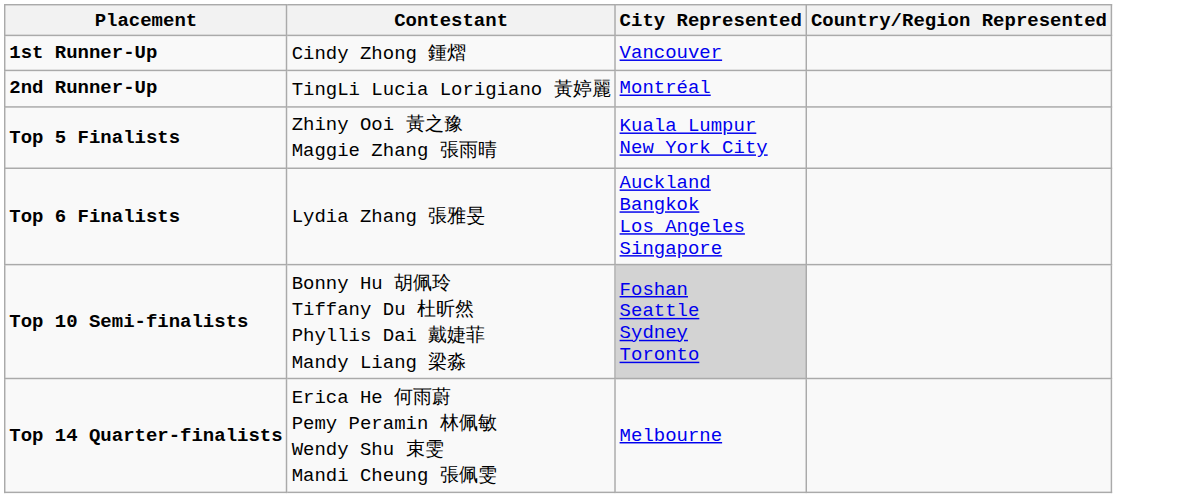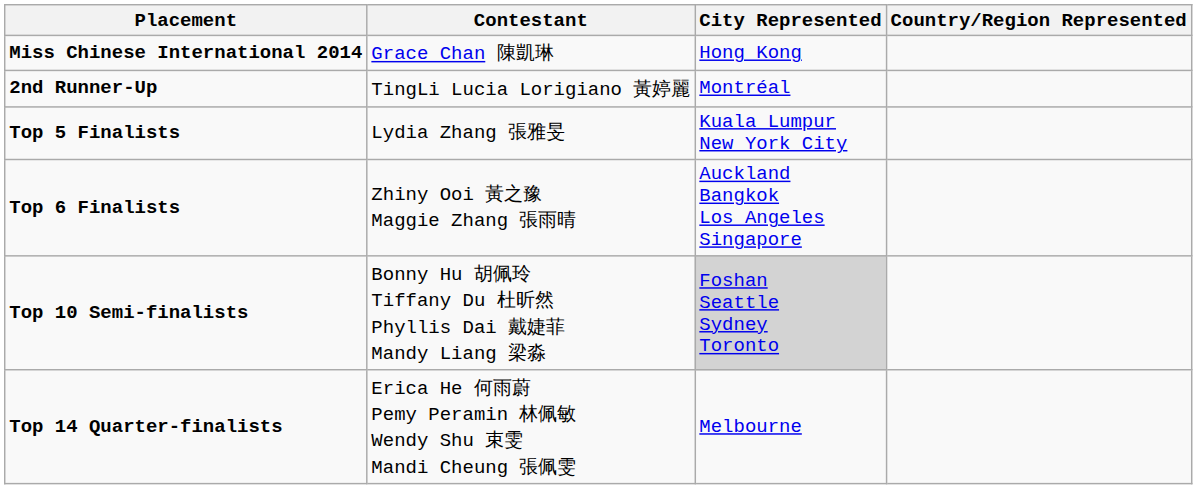+ row: (186, 53)
- row: (83, 53)
(394, 138) Zhiny Ooi 黃之豫 Maggie Zhang 張雨晴 -> (468, 133) Lydia Zhang 張雅旻
(388, 217) Lydia Zhang 張雅旻 -> (474, 208) Zhiny Ooi 黃之豫 Maggie Zhang 張雨晴
